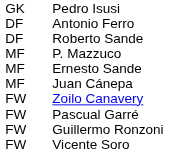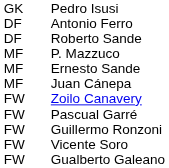+ row: (108, 159)
